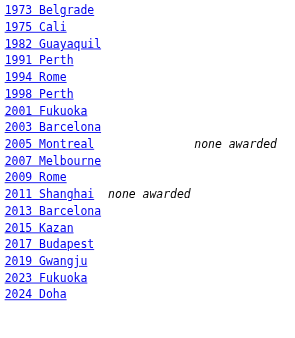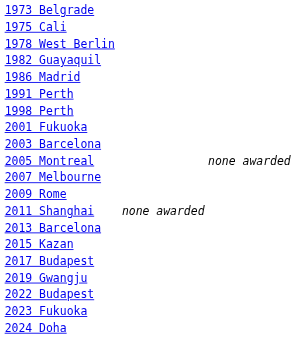+ row: (60, 44)
+ row: (43, 77)
- row: (36, 77)
+ row: (49, 294)
